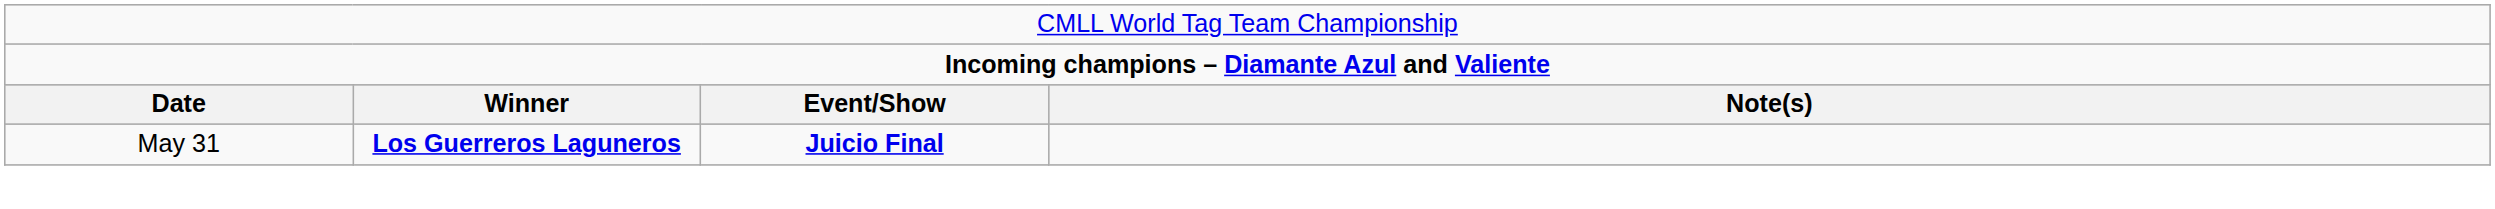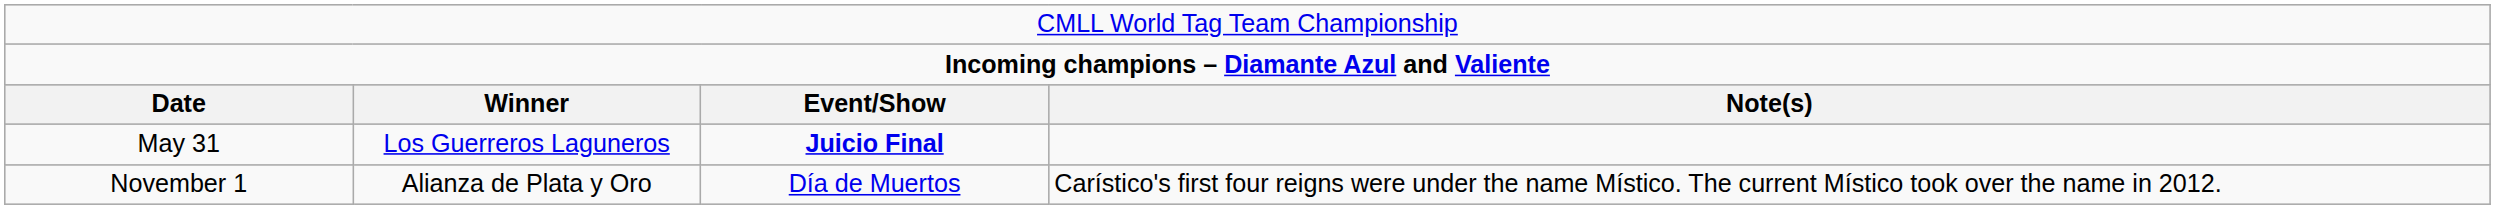(527, 143) bold -> (527, 143) normal
+ row: (179, 183)
